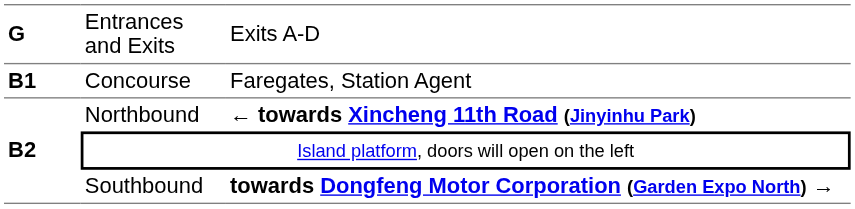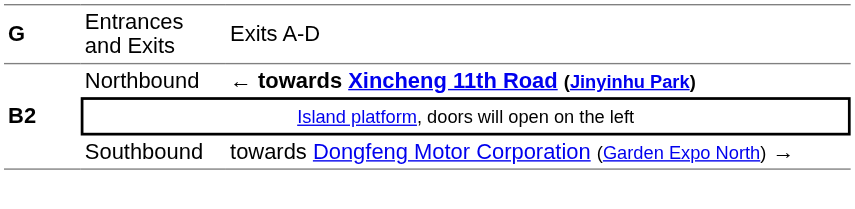- row: (138, 80)
(532, 186) bold -> (512, 151) normal
